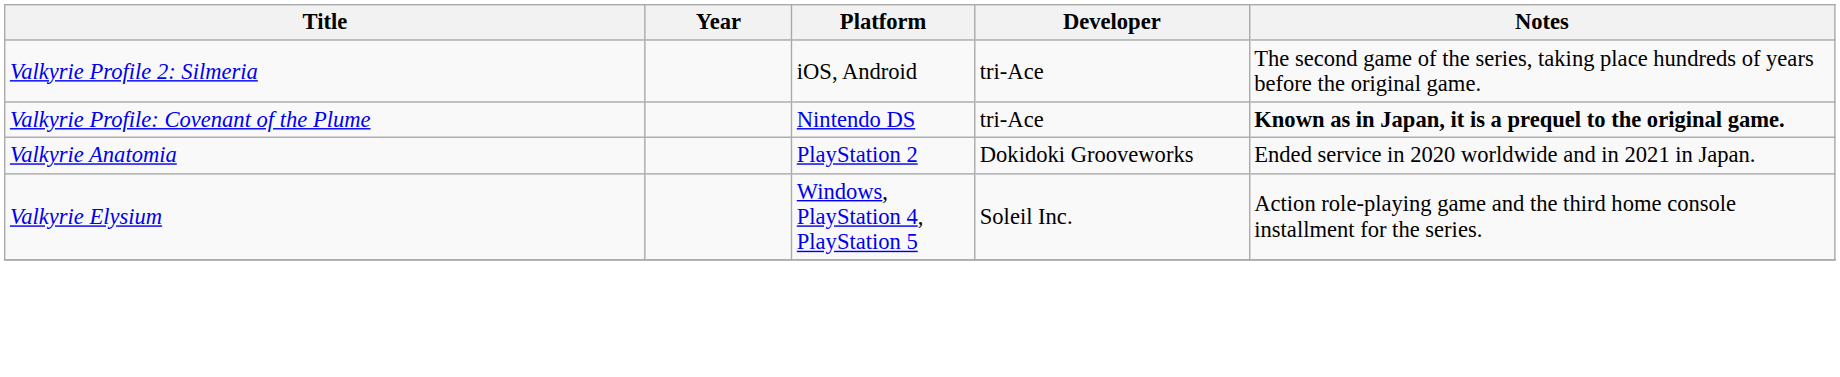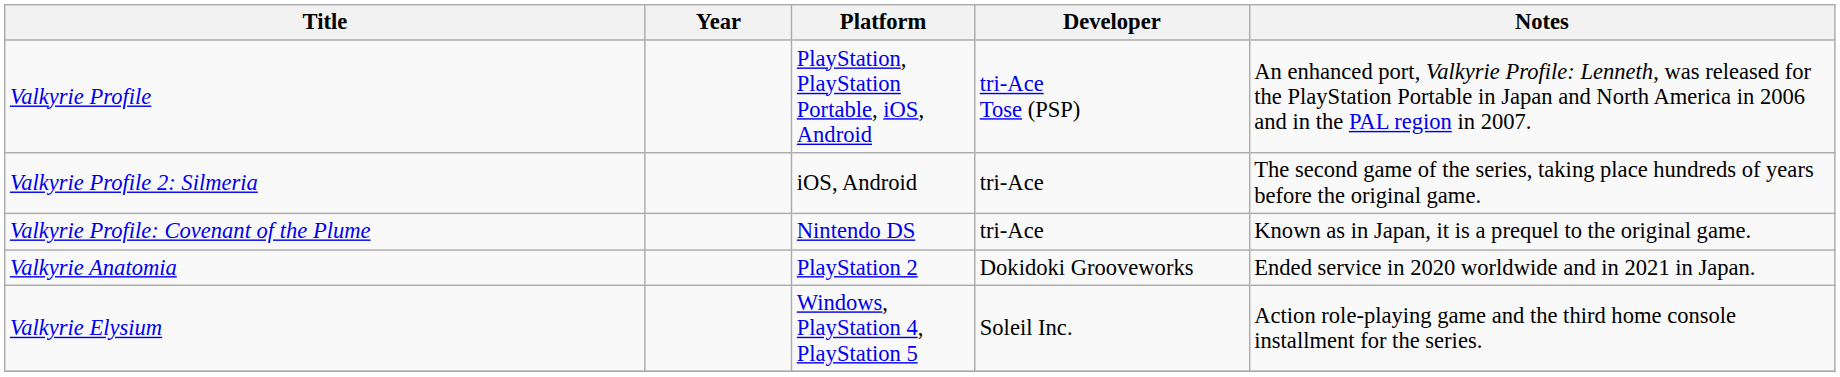+ row: (81, 96)
(1519, 119) bold -> (1503, 231) normal
